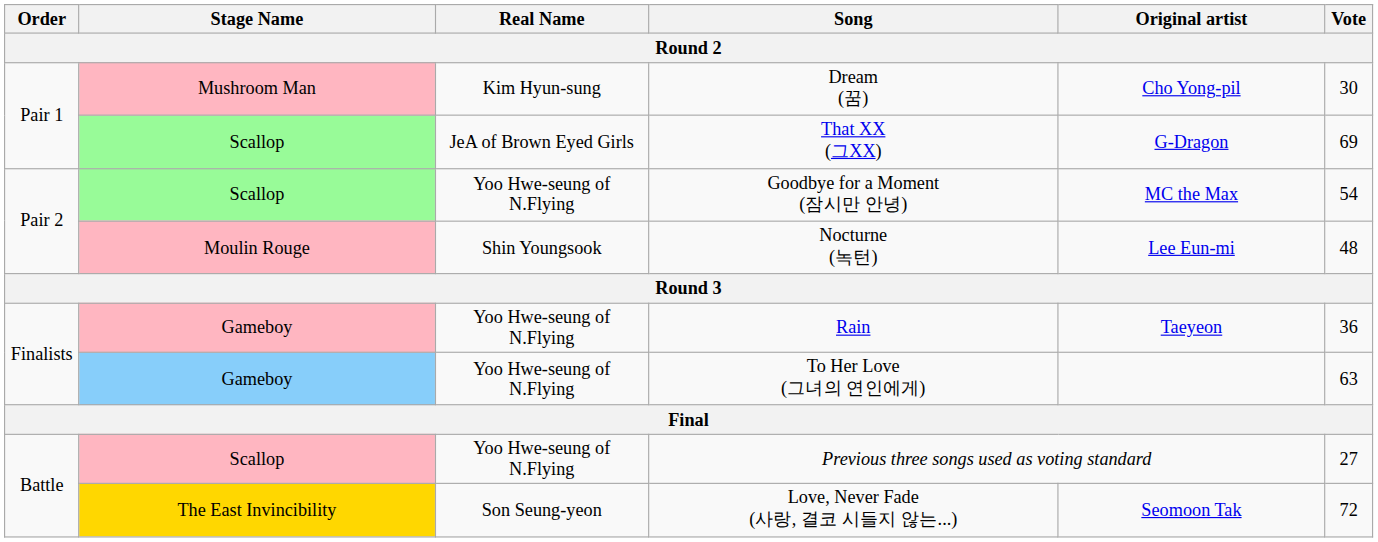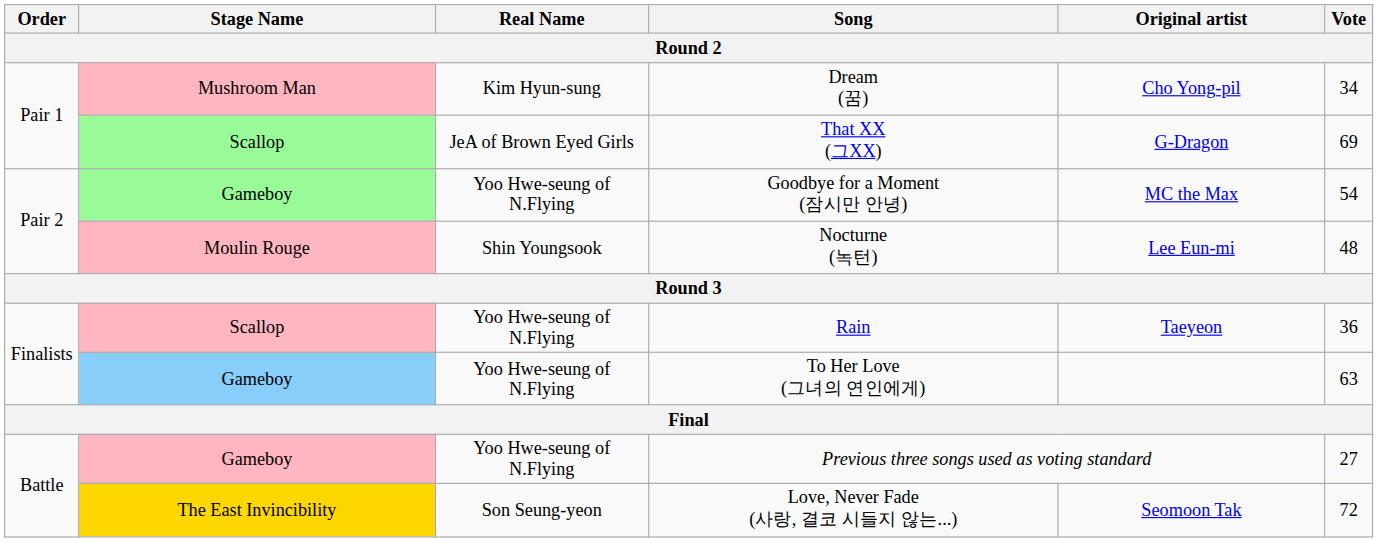(1349, 88) 30 -> (1349, 88) 34
(257, 194) Scallop -> (257, 194) Gameboy
(257, 327) Gameboy -> (257, 327) Scallop
(257, 458) Scallop -> (257, 458) Gameboy
